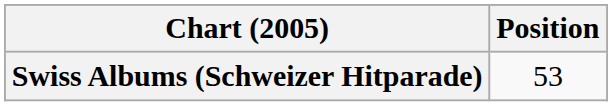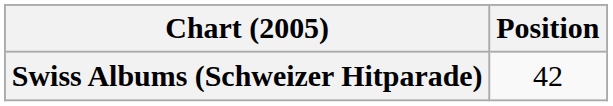(548, 75) 53 -> (548, 75) 42
